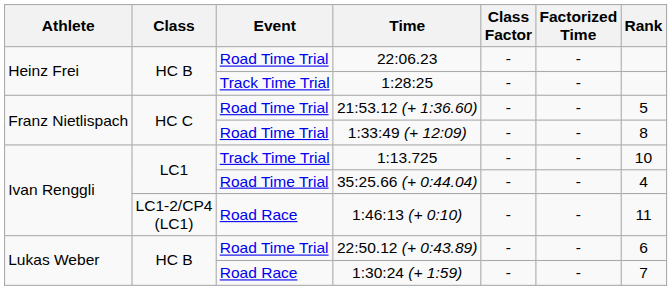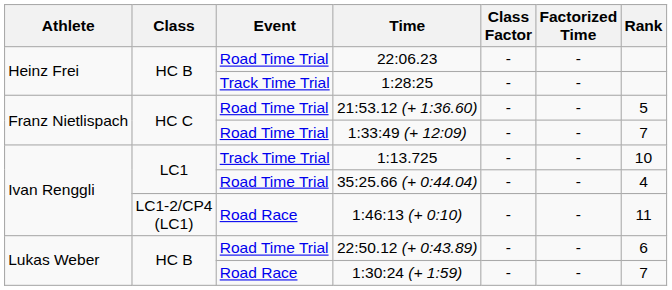(643, 133) 8 -> (643, 133) 7
